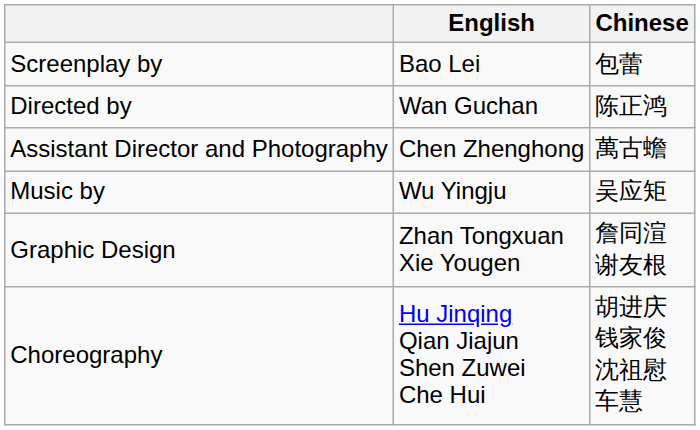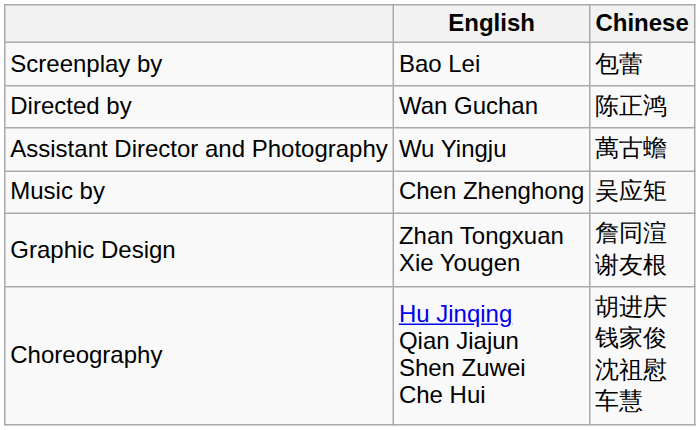(492, 148) Chen Zhenghong -> (453, 148) Wu Yingju
(453, 191) Wu Yingju -> (492, 191) Chen Zhenghong
